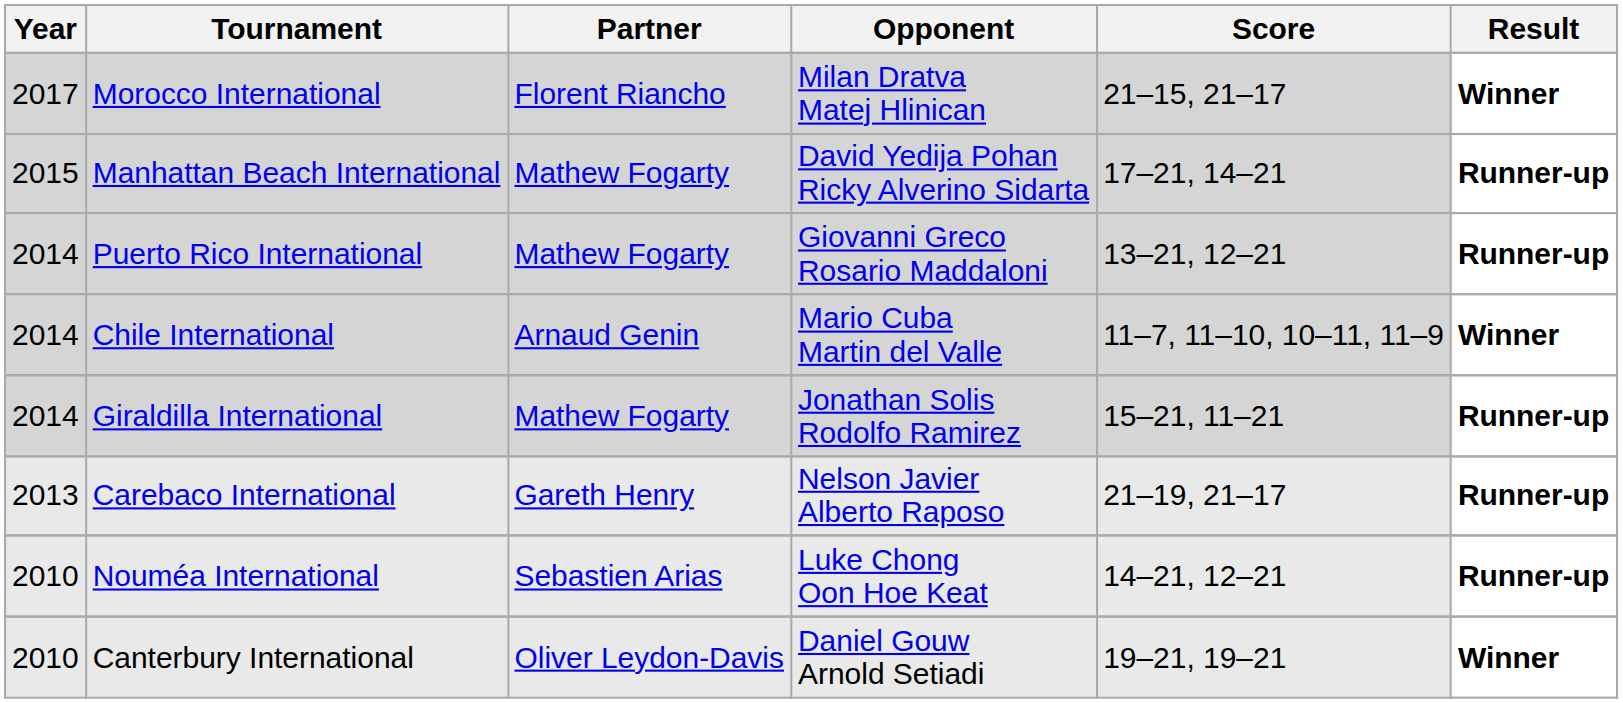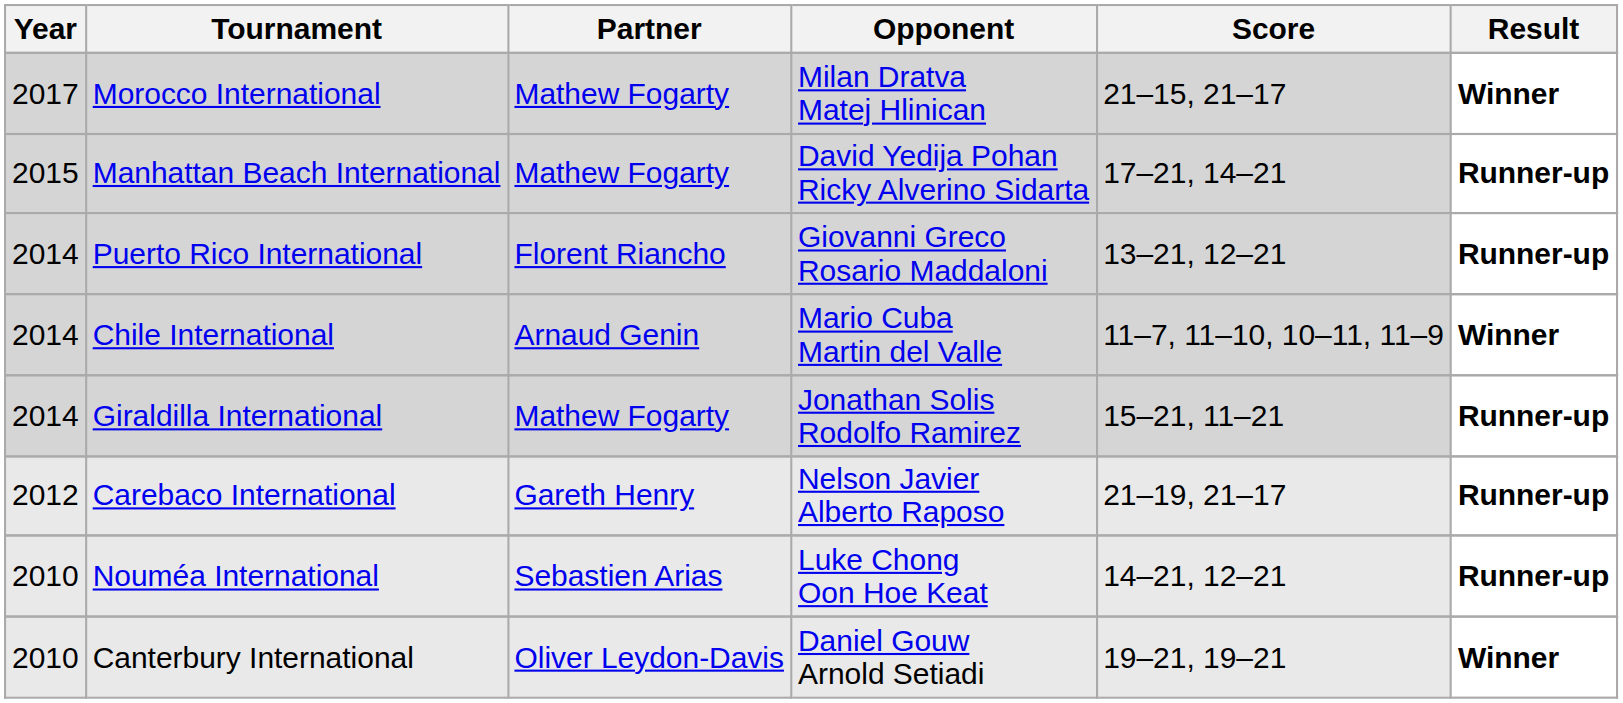(620, 93) Florent Riancho -> (622, 93) Mathew Fogarty
(622, 254) Mathew Fogarty -> (620, 254) Florent Riancho
(45, 496) 2013 -> (45, 496) 2012
